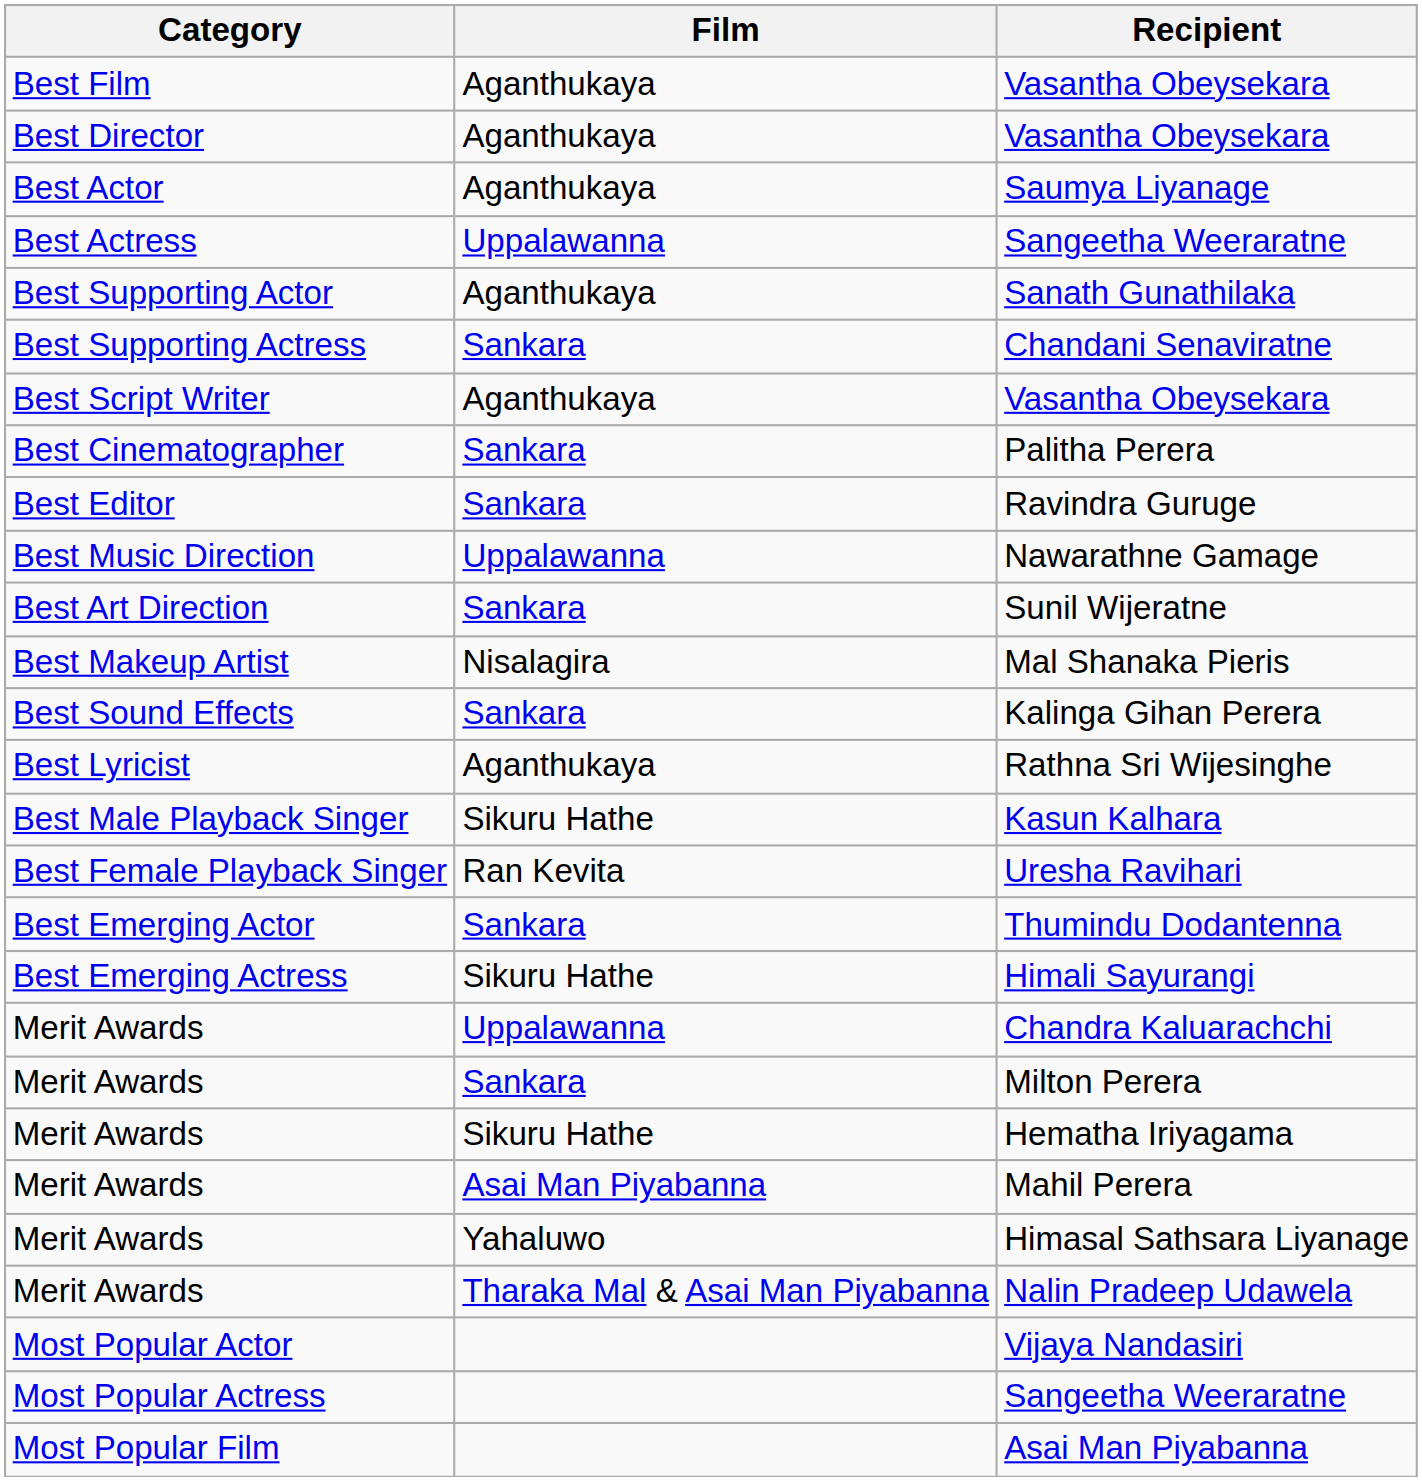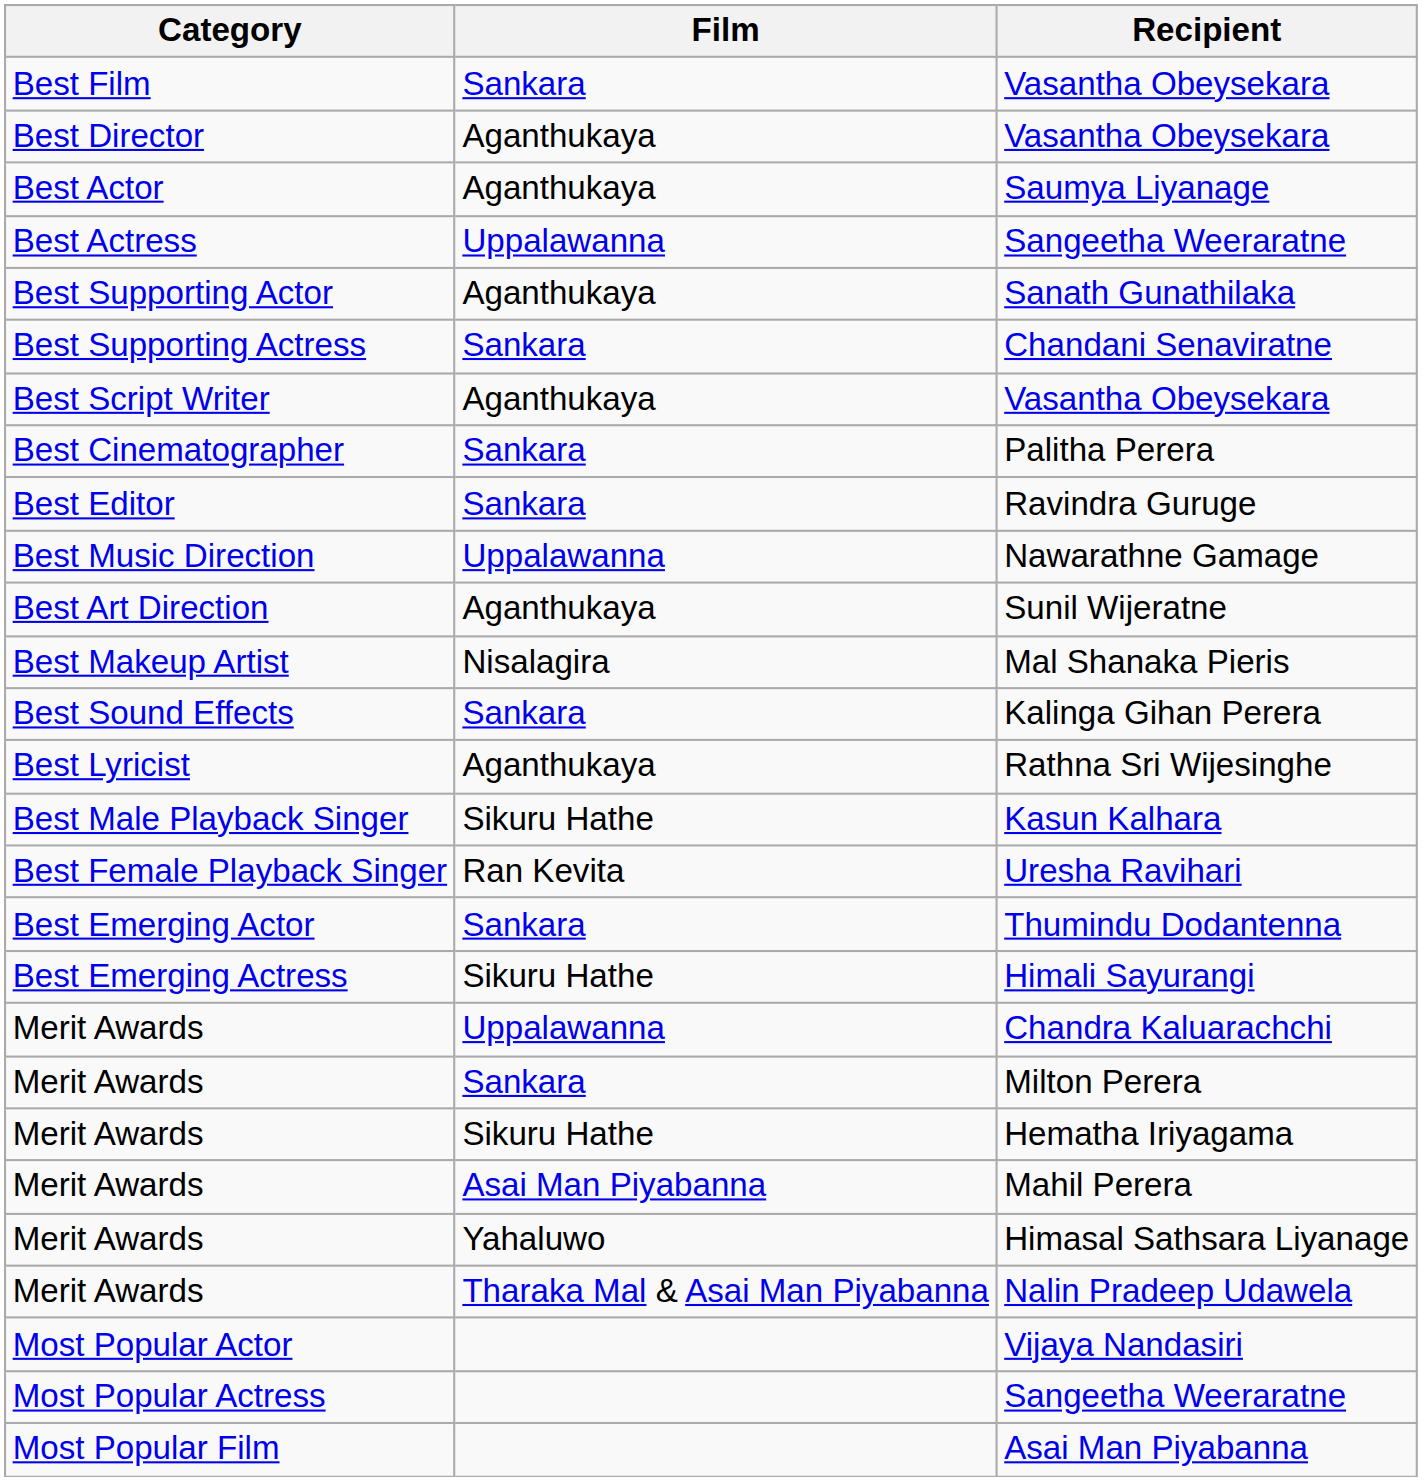(559, 83) Aganthukaya -> (524, 83) Sankara
(524, 608) Sankara -> (559, 608) Aganthukaya
